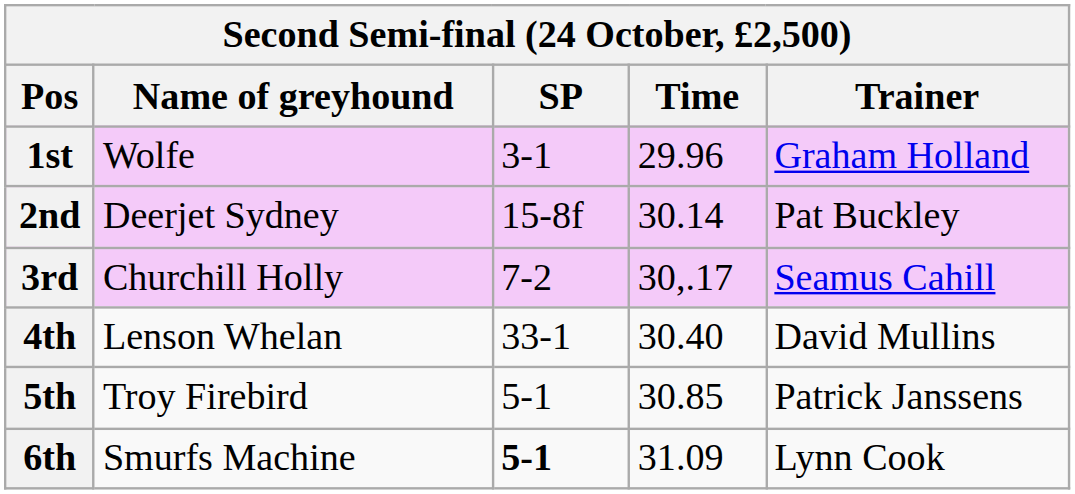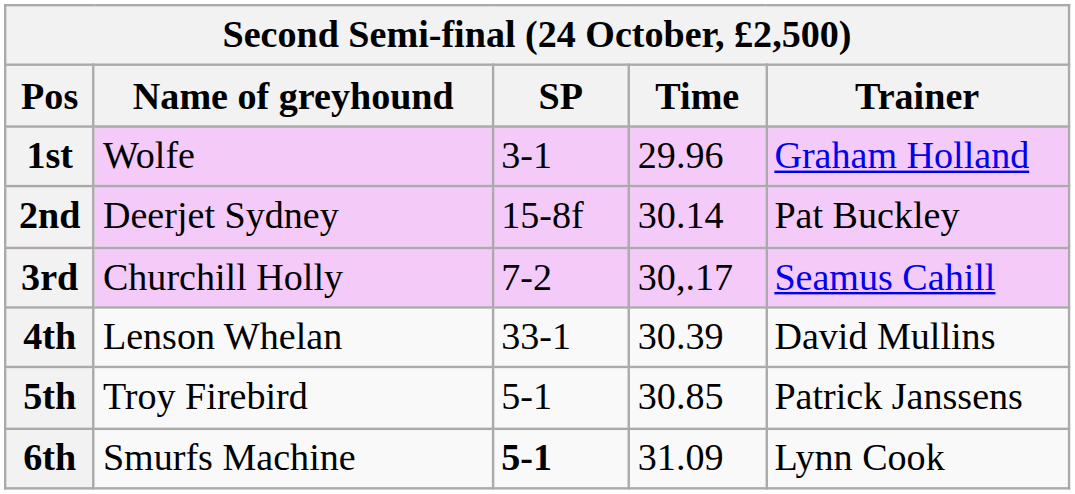(681, 336) 30.40 -> (681, 336) 30.39
